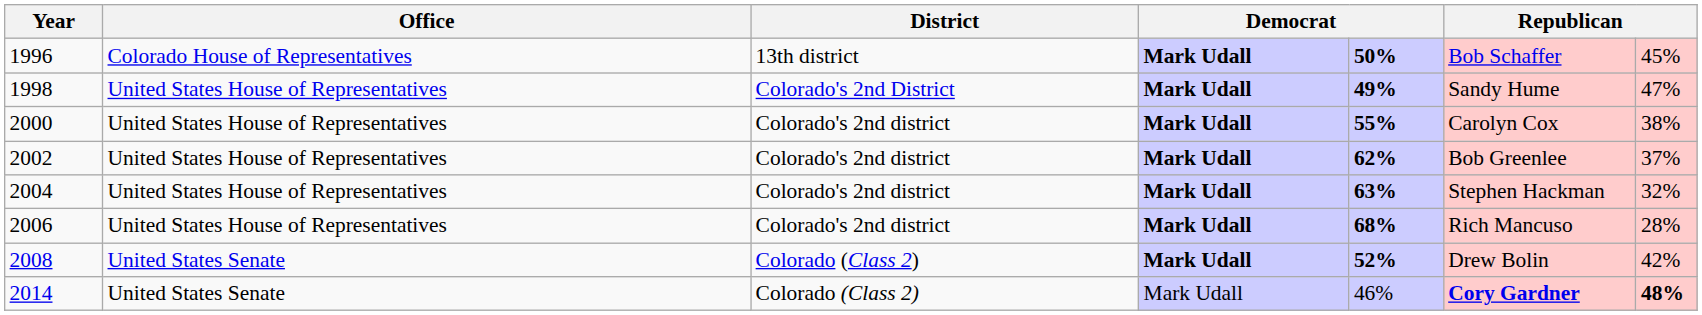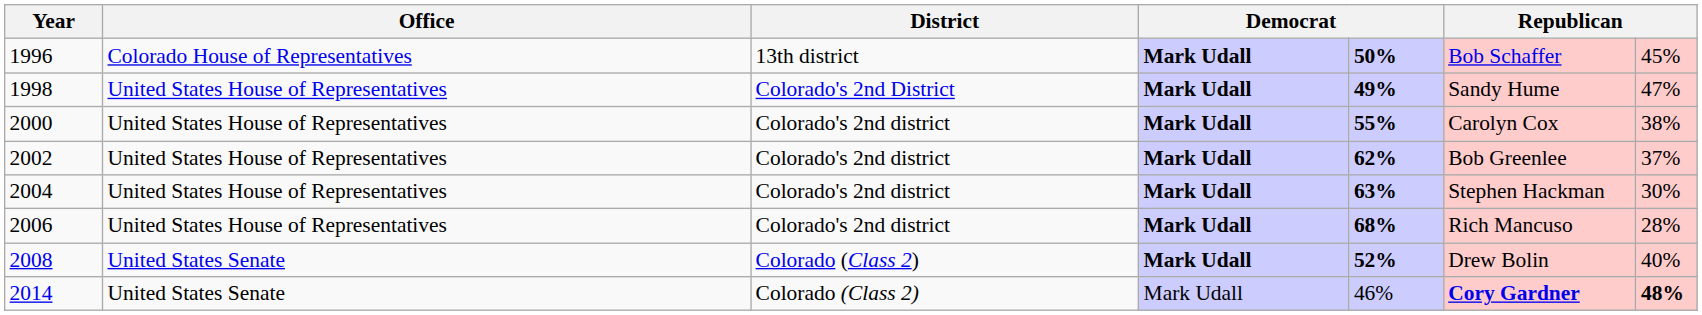(1661, 191) 32% -> (1661, 191) 30%
(1661, 259) 42% -> (1661, 259) 40%
